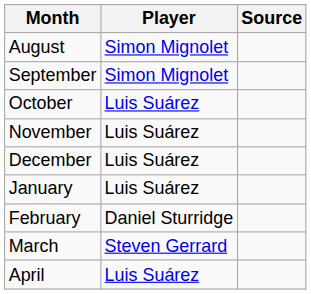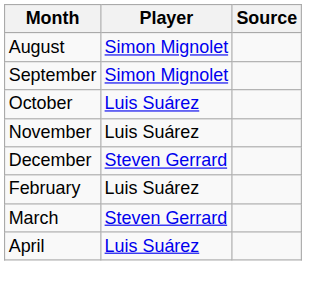(152, 160) Luis Suárez -> (166, 160) Steven Gerrard
- row: (41, 189)
(169, 217) Daniel Sturridge -> (152, 189) Luis Suárez
